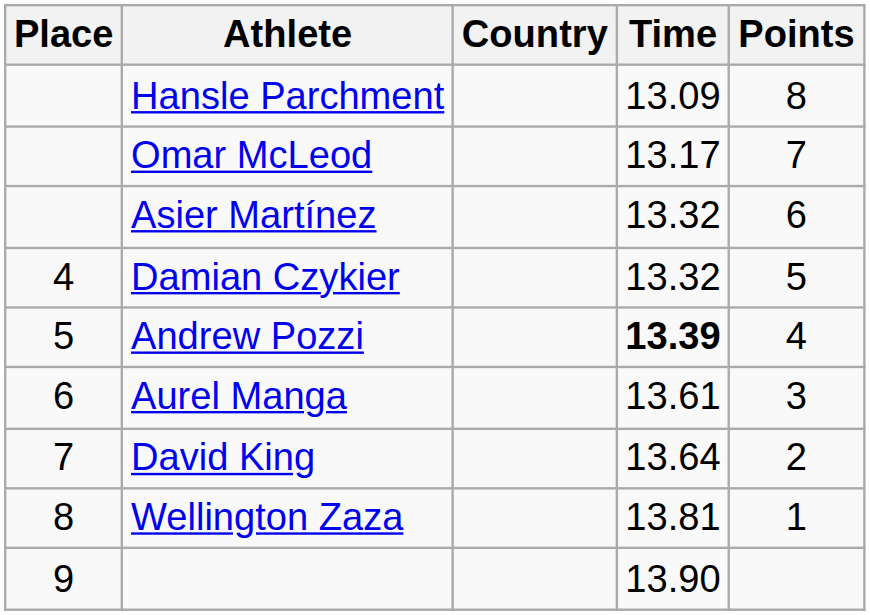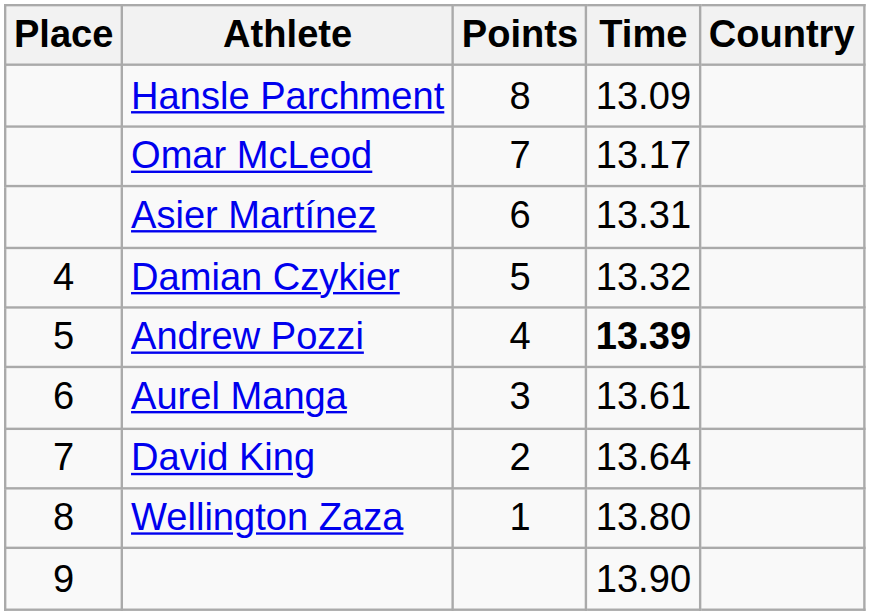columns swapped: (535, 34) <-> (796, 34)
(673, 215) 13.32 -> (643, 215) 13.31
(673, 517) 13.81 -> (643, 517) 13.80
